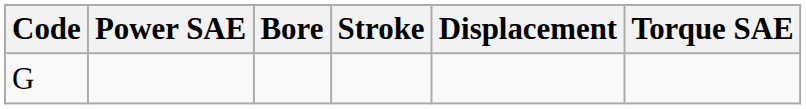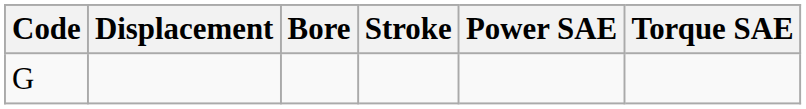columns swapped: (528, 28) <-> (171, 28)
